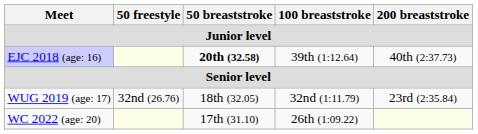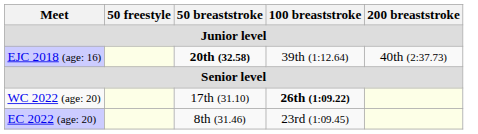- row: (59, 98)
(324, 118) normal -> (315, 98) bold
+ row: (52, 118)
